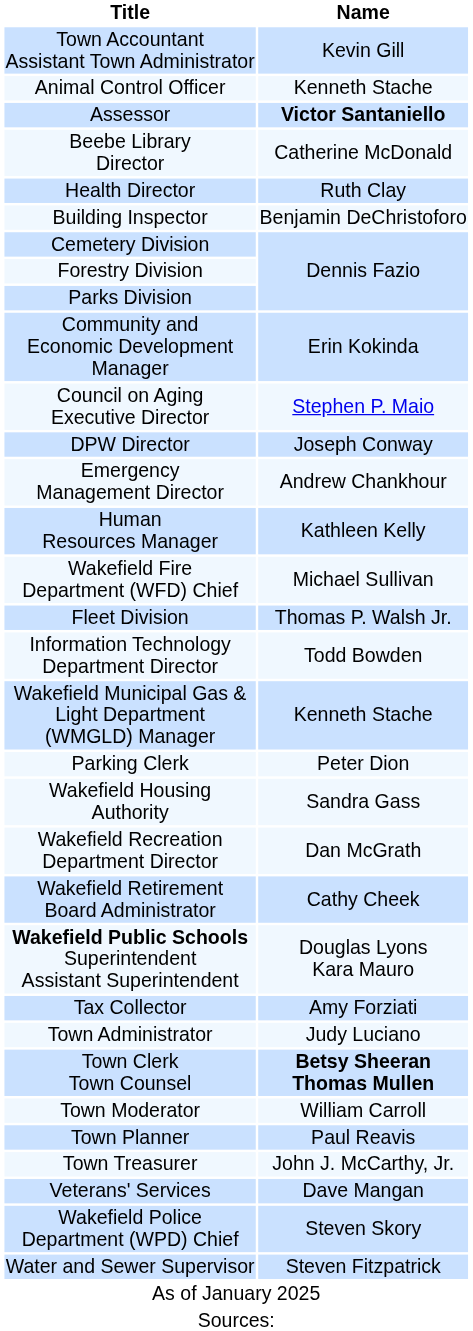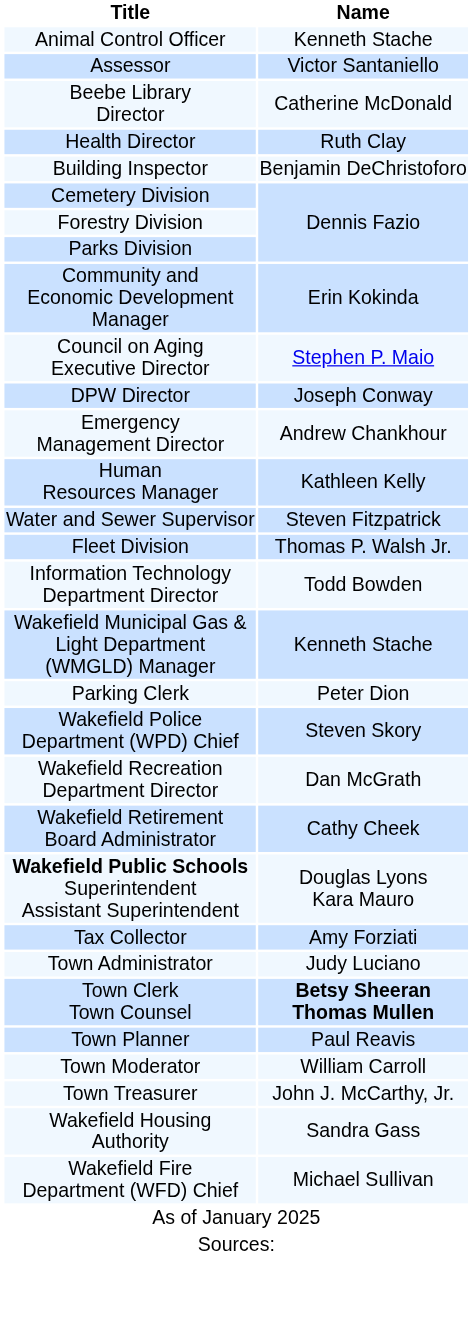- row: (130, 50)
(363, 115) bold -> (363, 66) normal
rows swapped: (130, 579) <-> (130, 1266)
rows swapped: (130, 1228) <-> (130, 801)
rows swapped: (130, 1110) <-> (130, 1137)
- row: (130, 1191)
